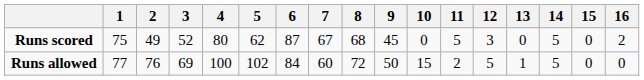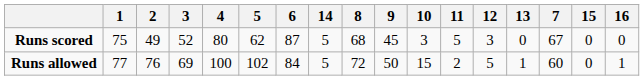columns swapped: (325, 16) <-> (556, 16)
(424, 39) 0 -> (424, 39) 3
(622, 39) 2 -> (622, 39) 0
(622, 63) 0 -> (622, 63) 1
